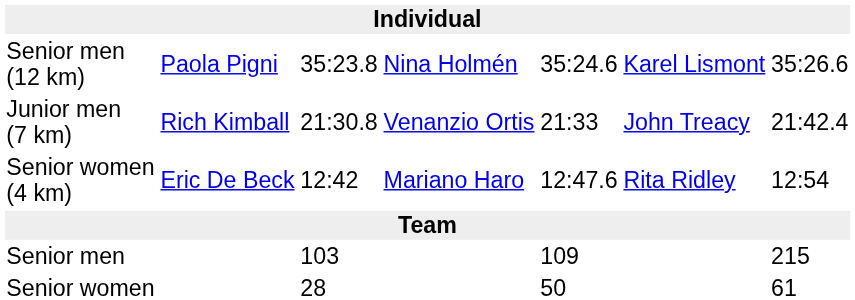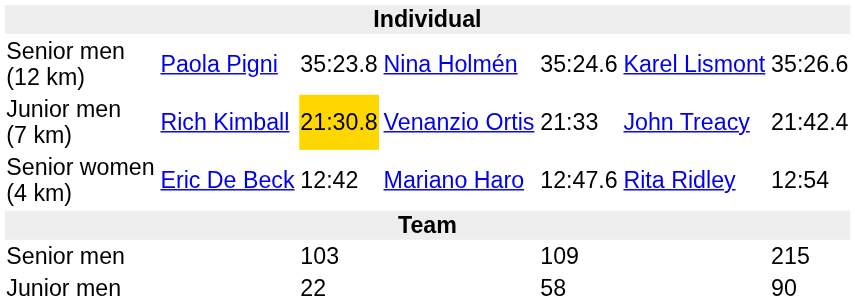(339, 122) no background -> (339, 122) gold background
+ row: (64, 288)
- row: (81, 288)
